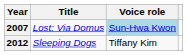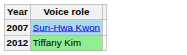- column: (68, 12)
(133, 43) no background -> (57, 43) lightgreen background
